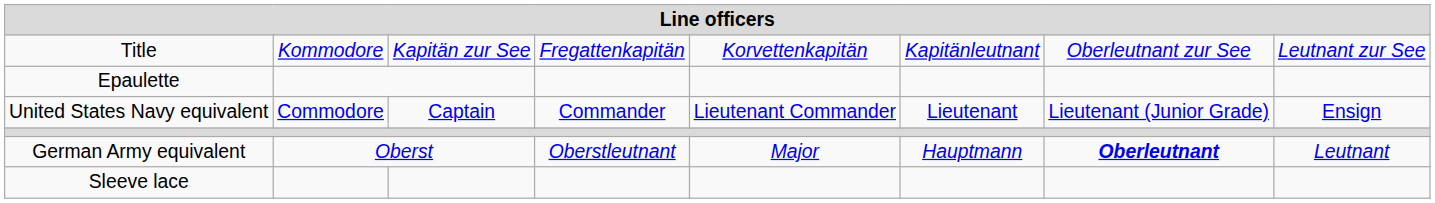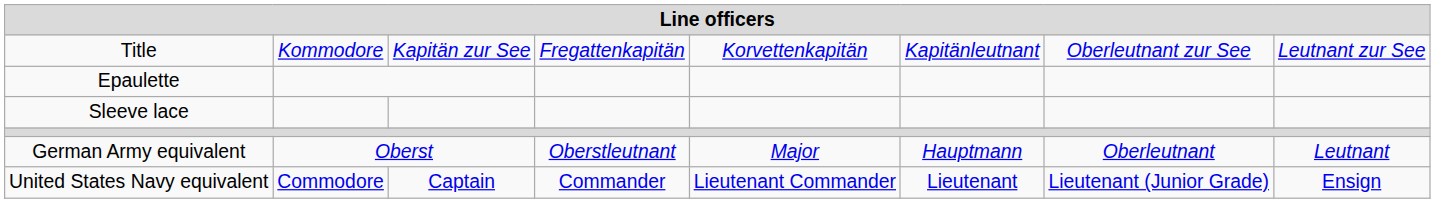rows swapped: (139, 182) <-> (139, 111)
(1159, 151) bold -> (1159, 151) normal
